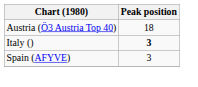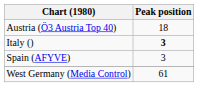+ row: (69, 74)
